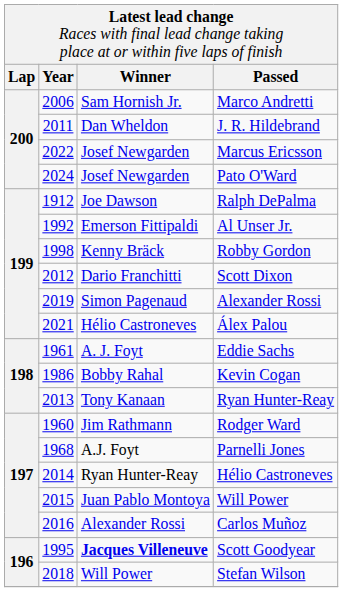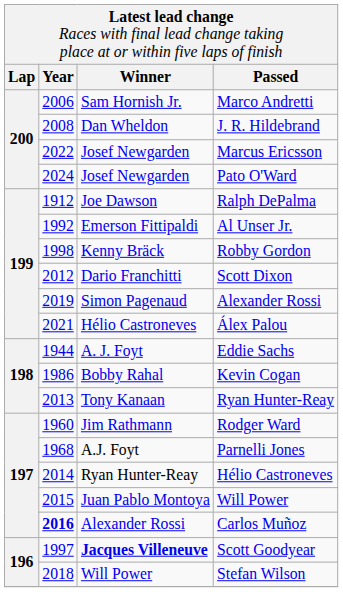(58, 126) 2011 -> (58, 126) 2008
(58, 350) 1961 -> (58, 350) 1944
(58, 524) normal -> (58, 524) bold
(58, 549) 1995 -> (58, 549) 1997
